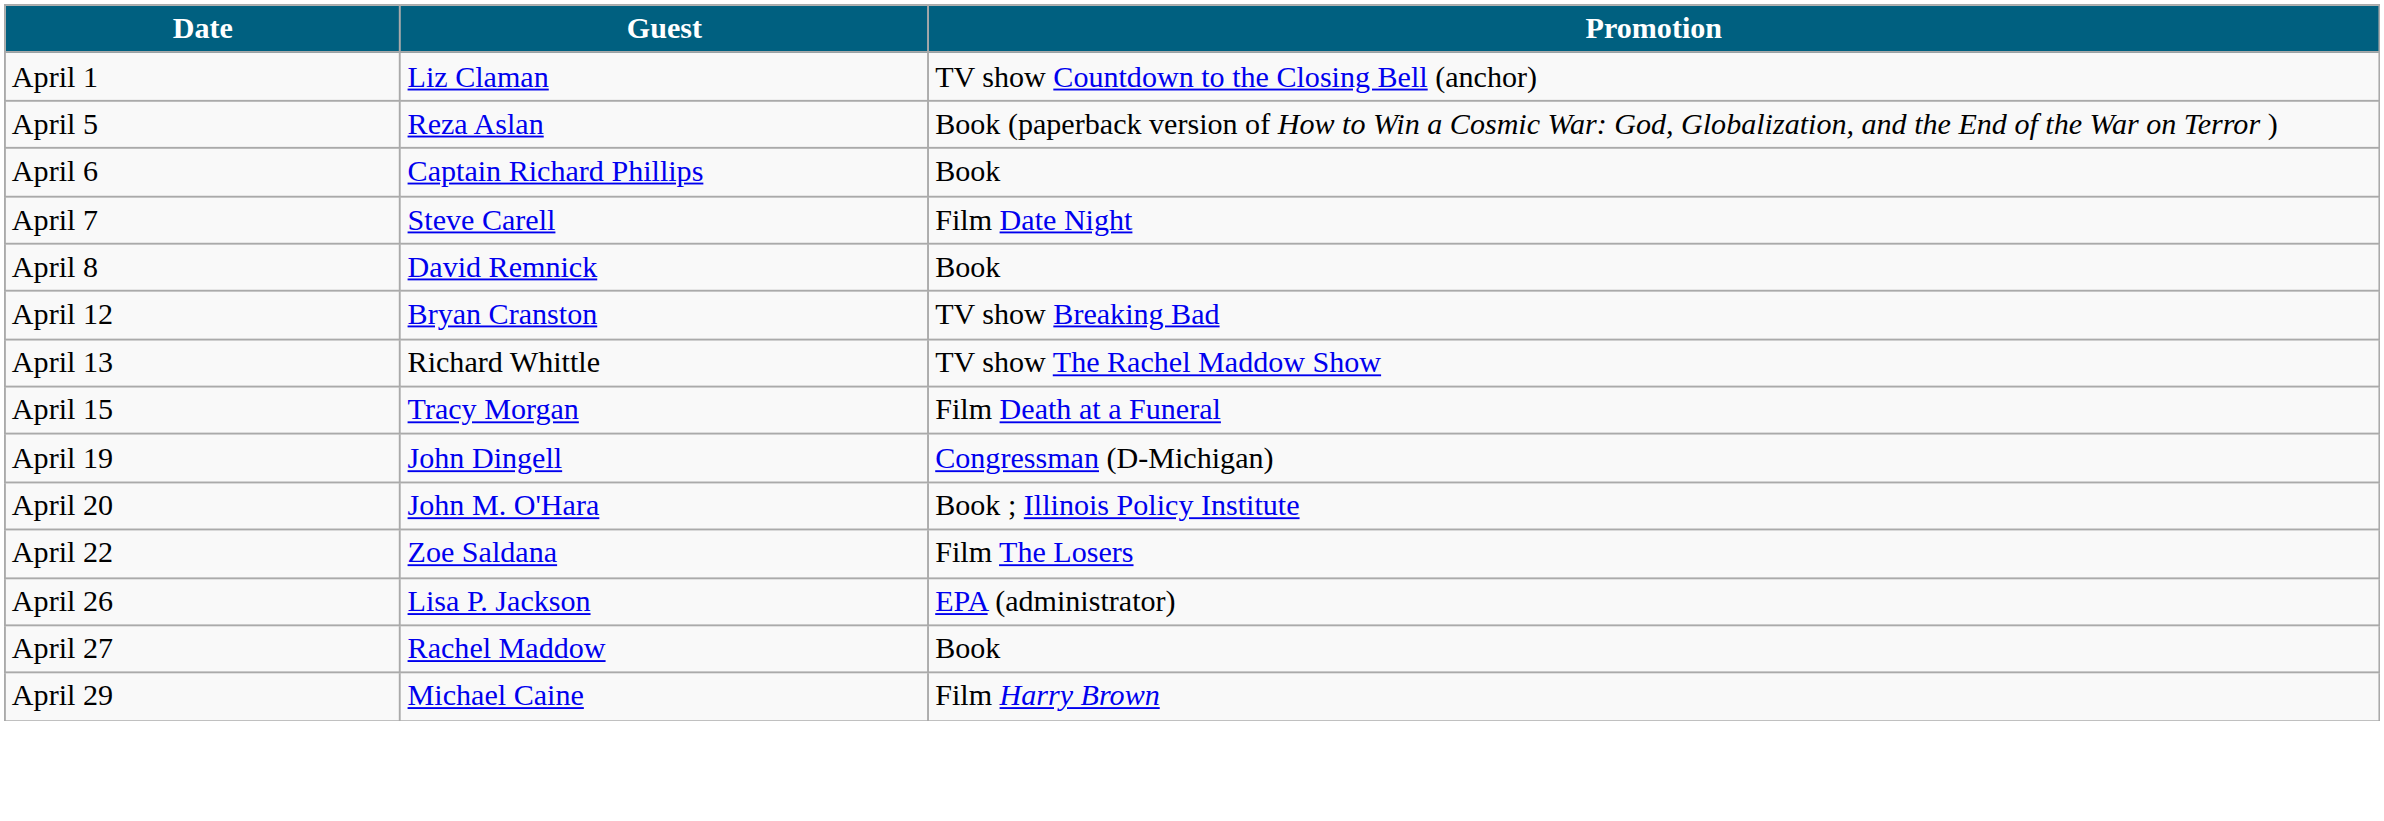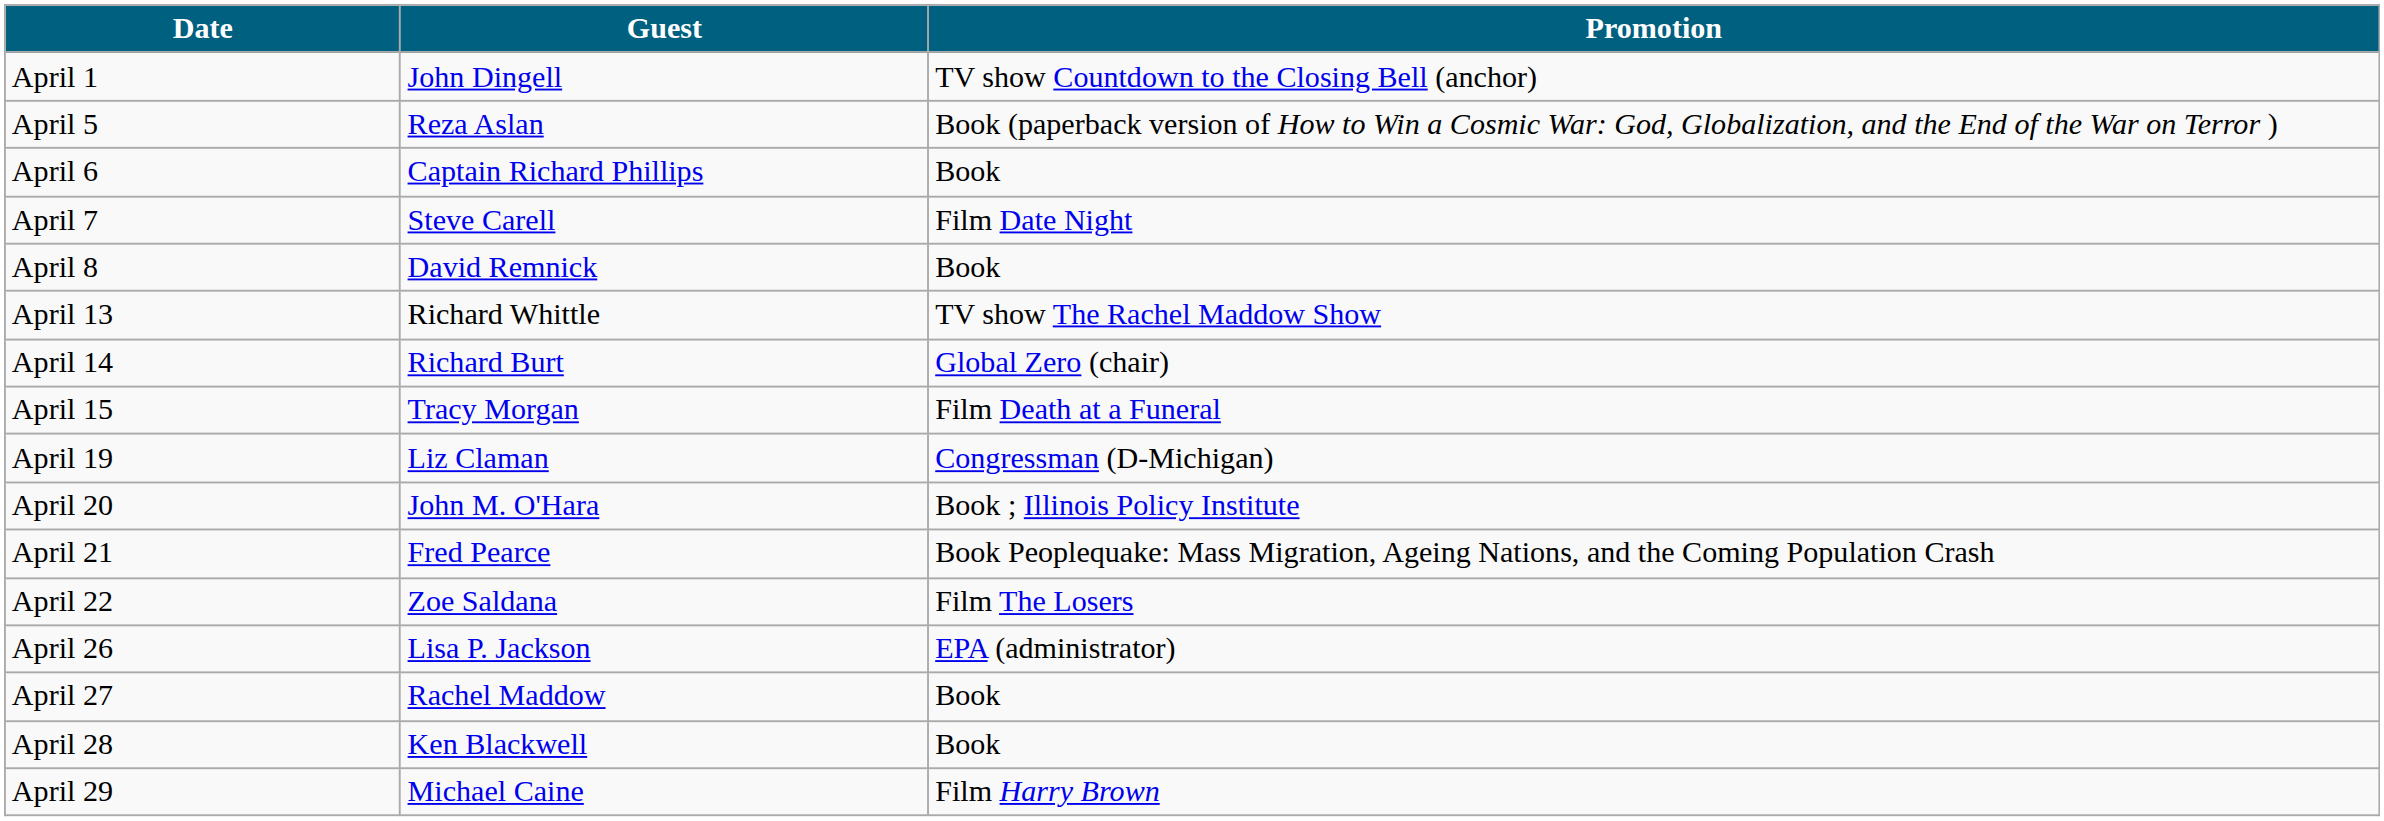(478, 76) Liz Claman -> (485, 76) John Dingell
- row: (62, 314)
+ row: (62, 362)
(485, 457) John Dingell -> (478, 457) Liz Claman
+ row: (62, 553)
+ row: (62, 743)
